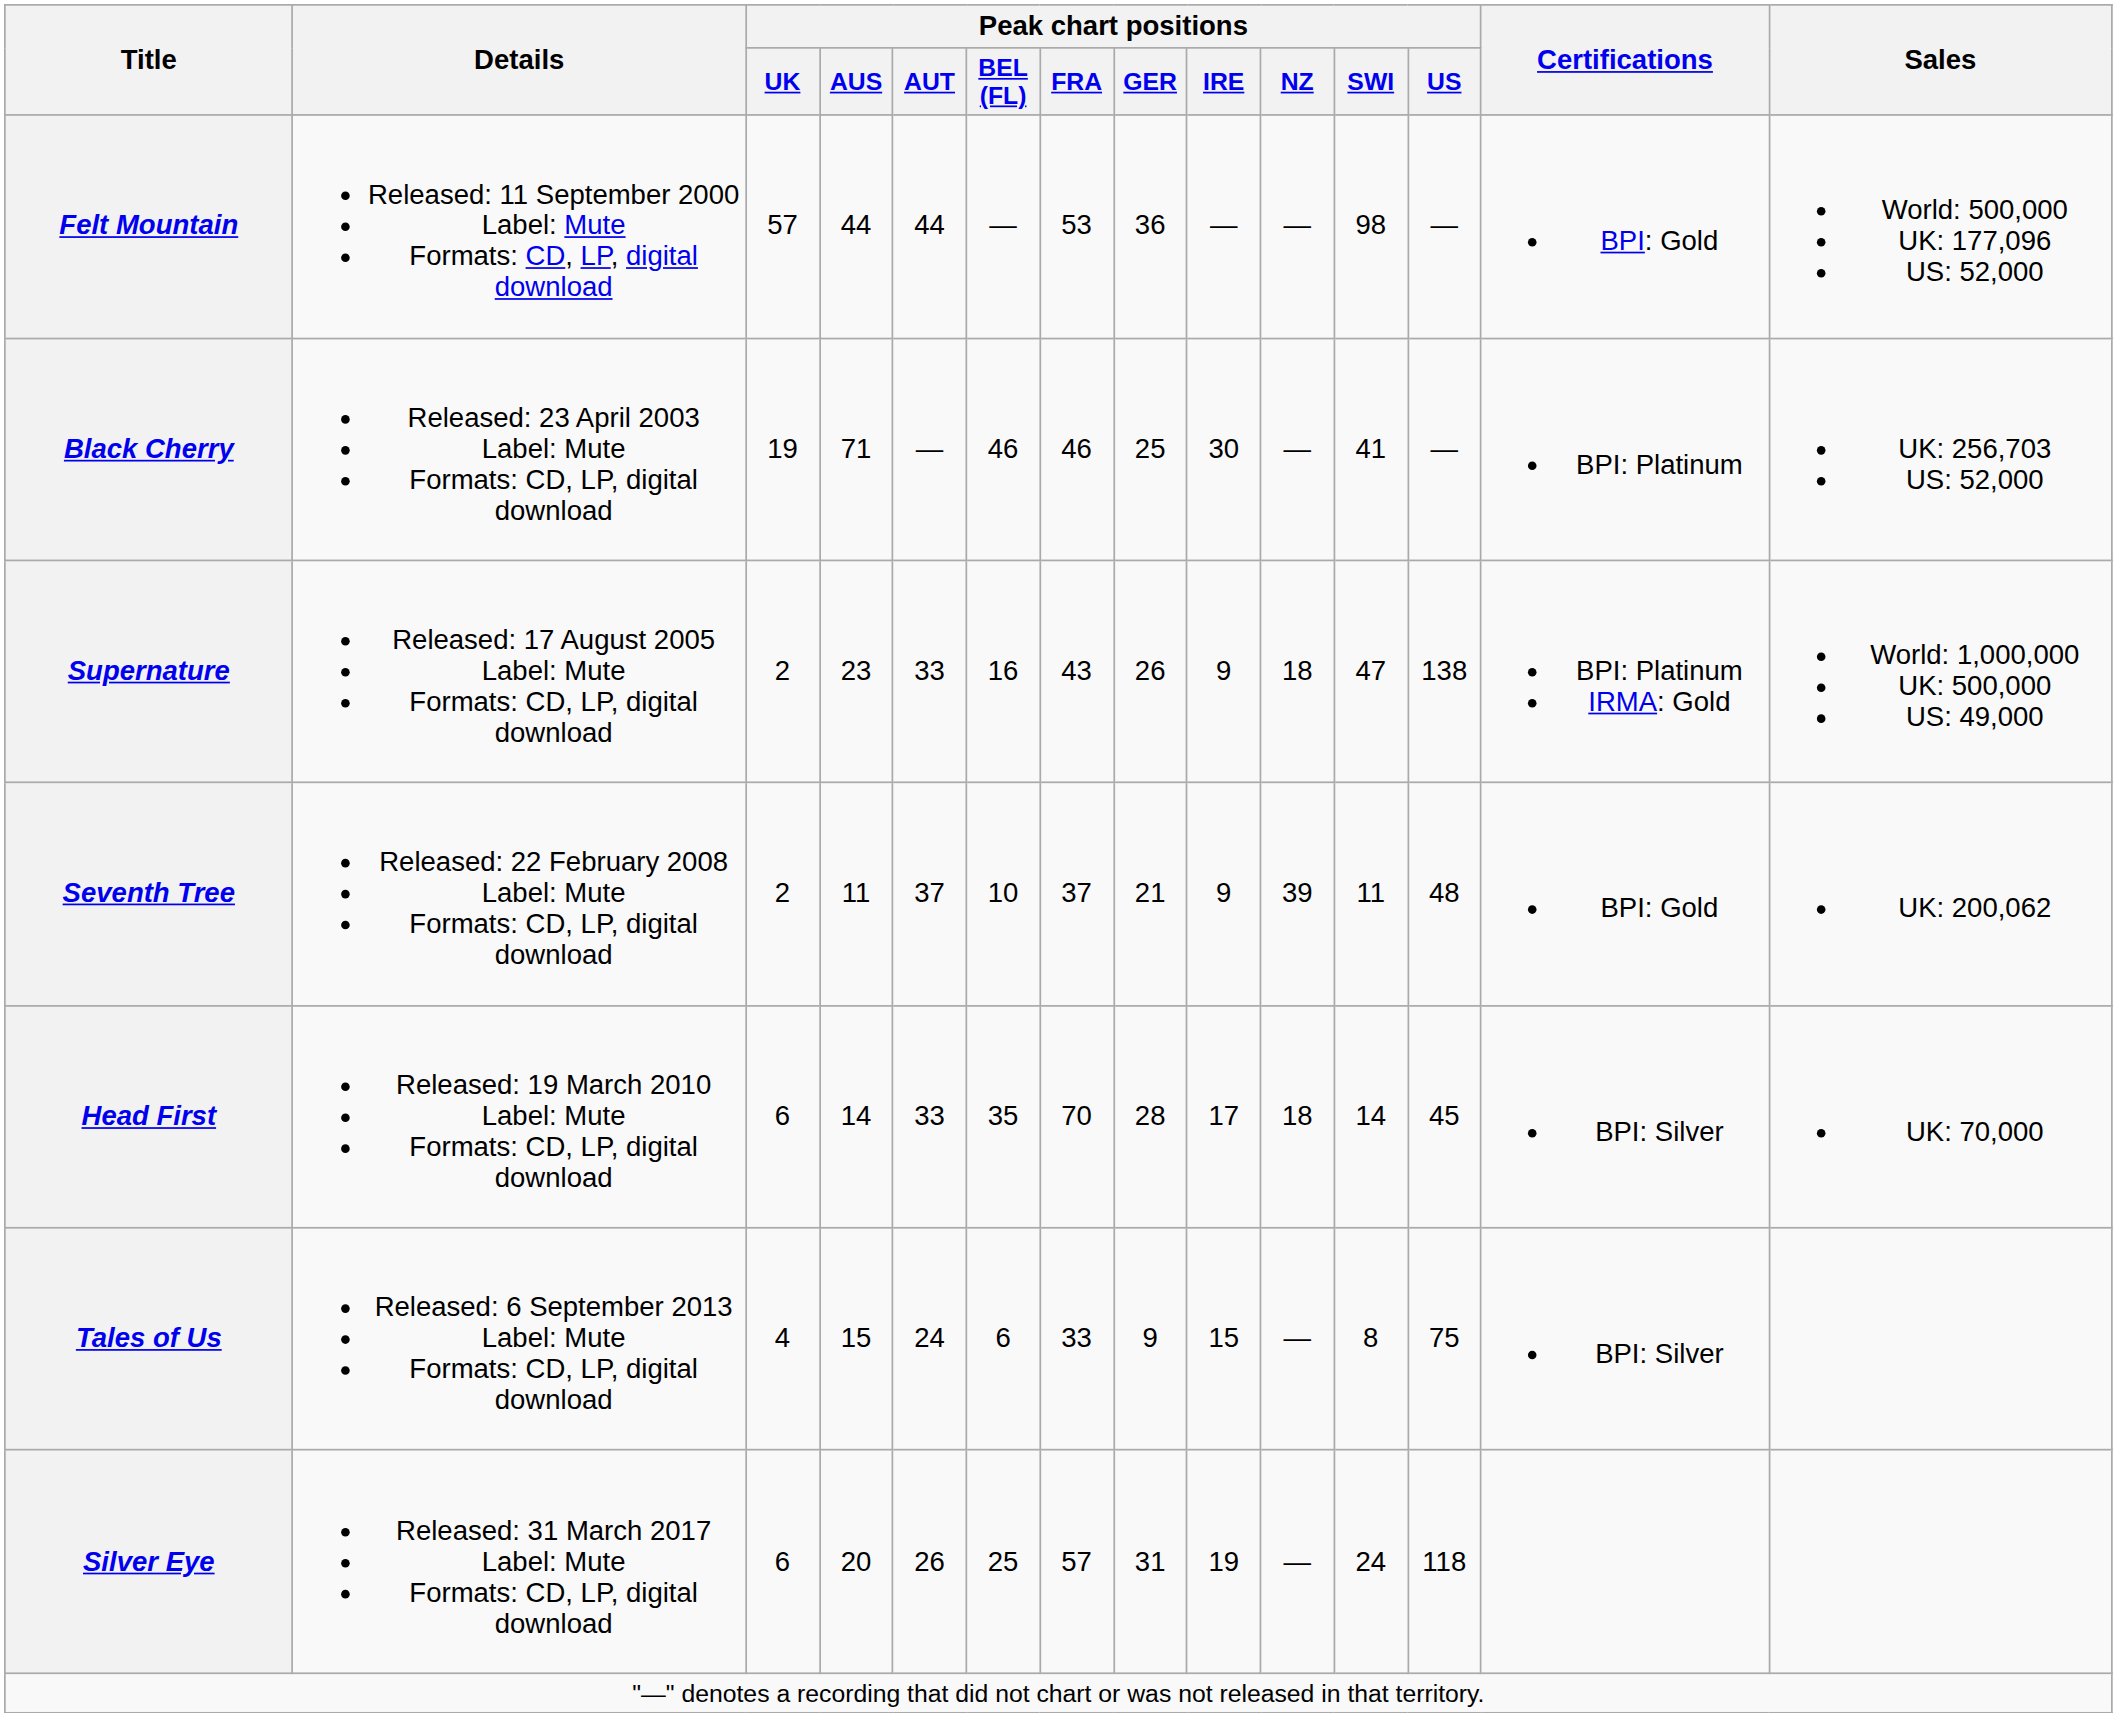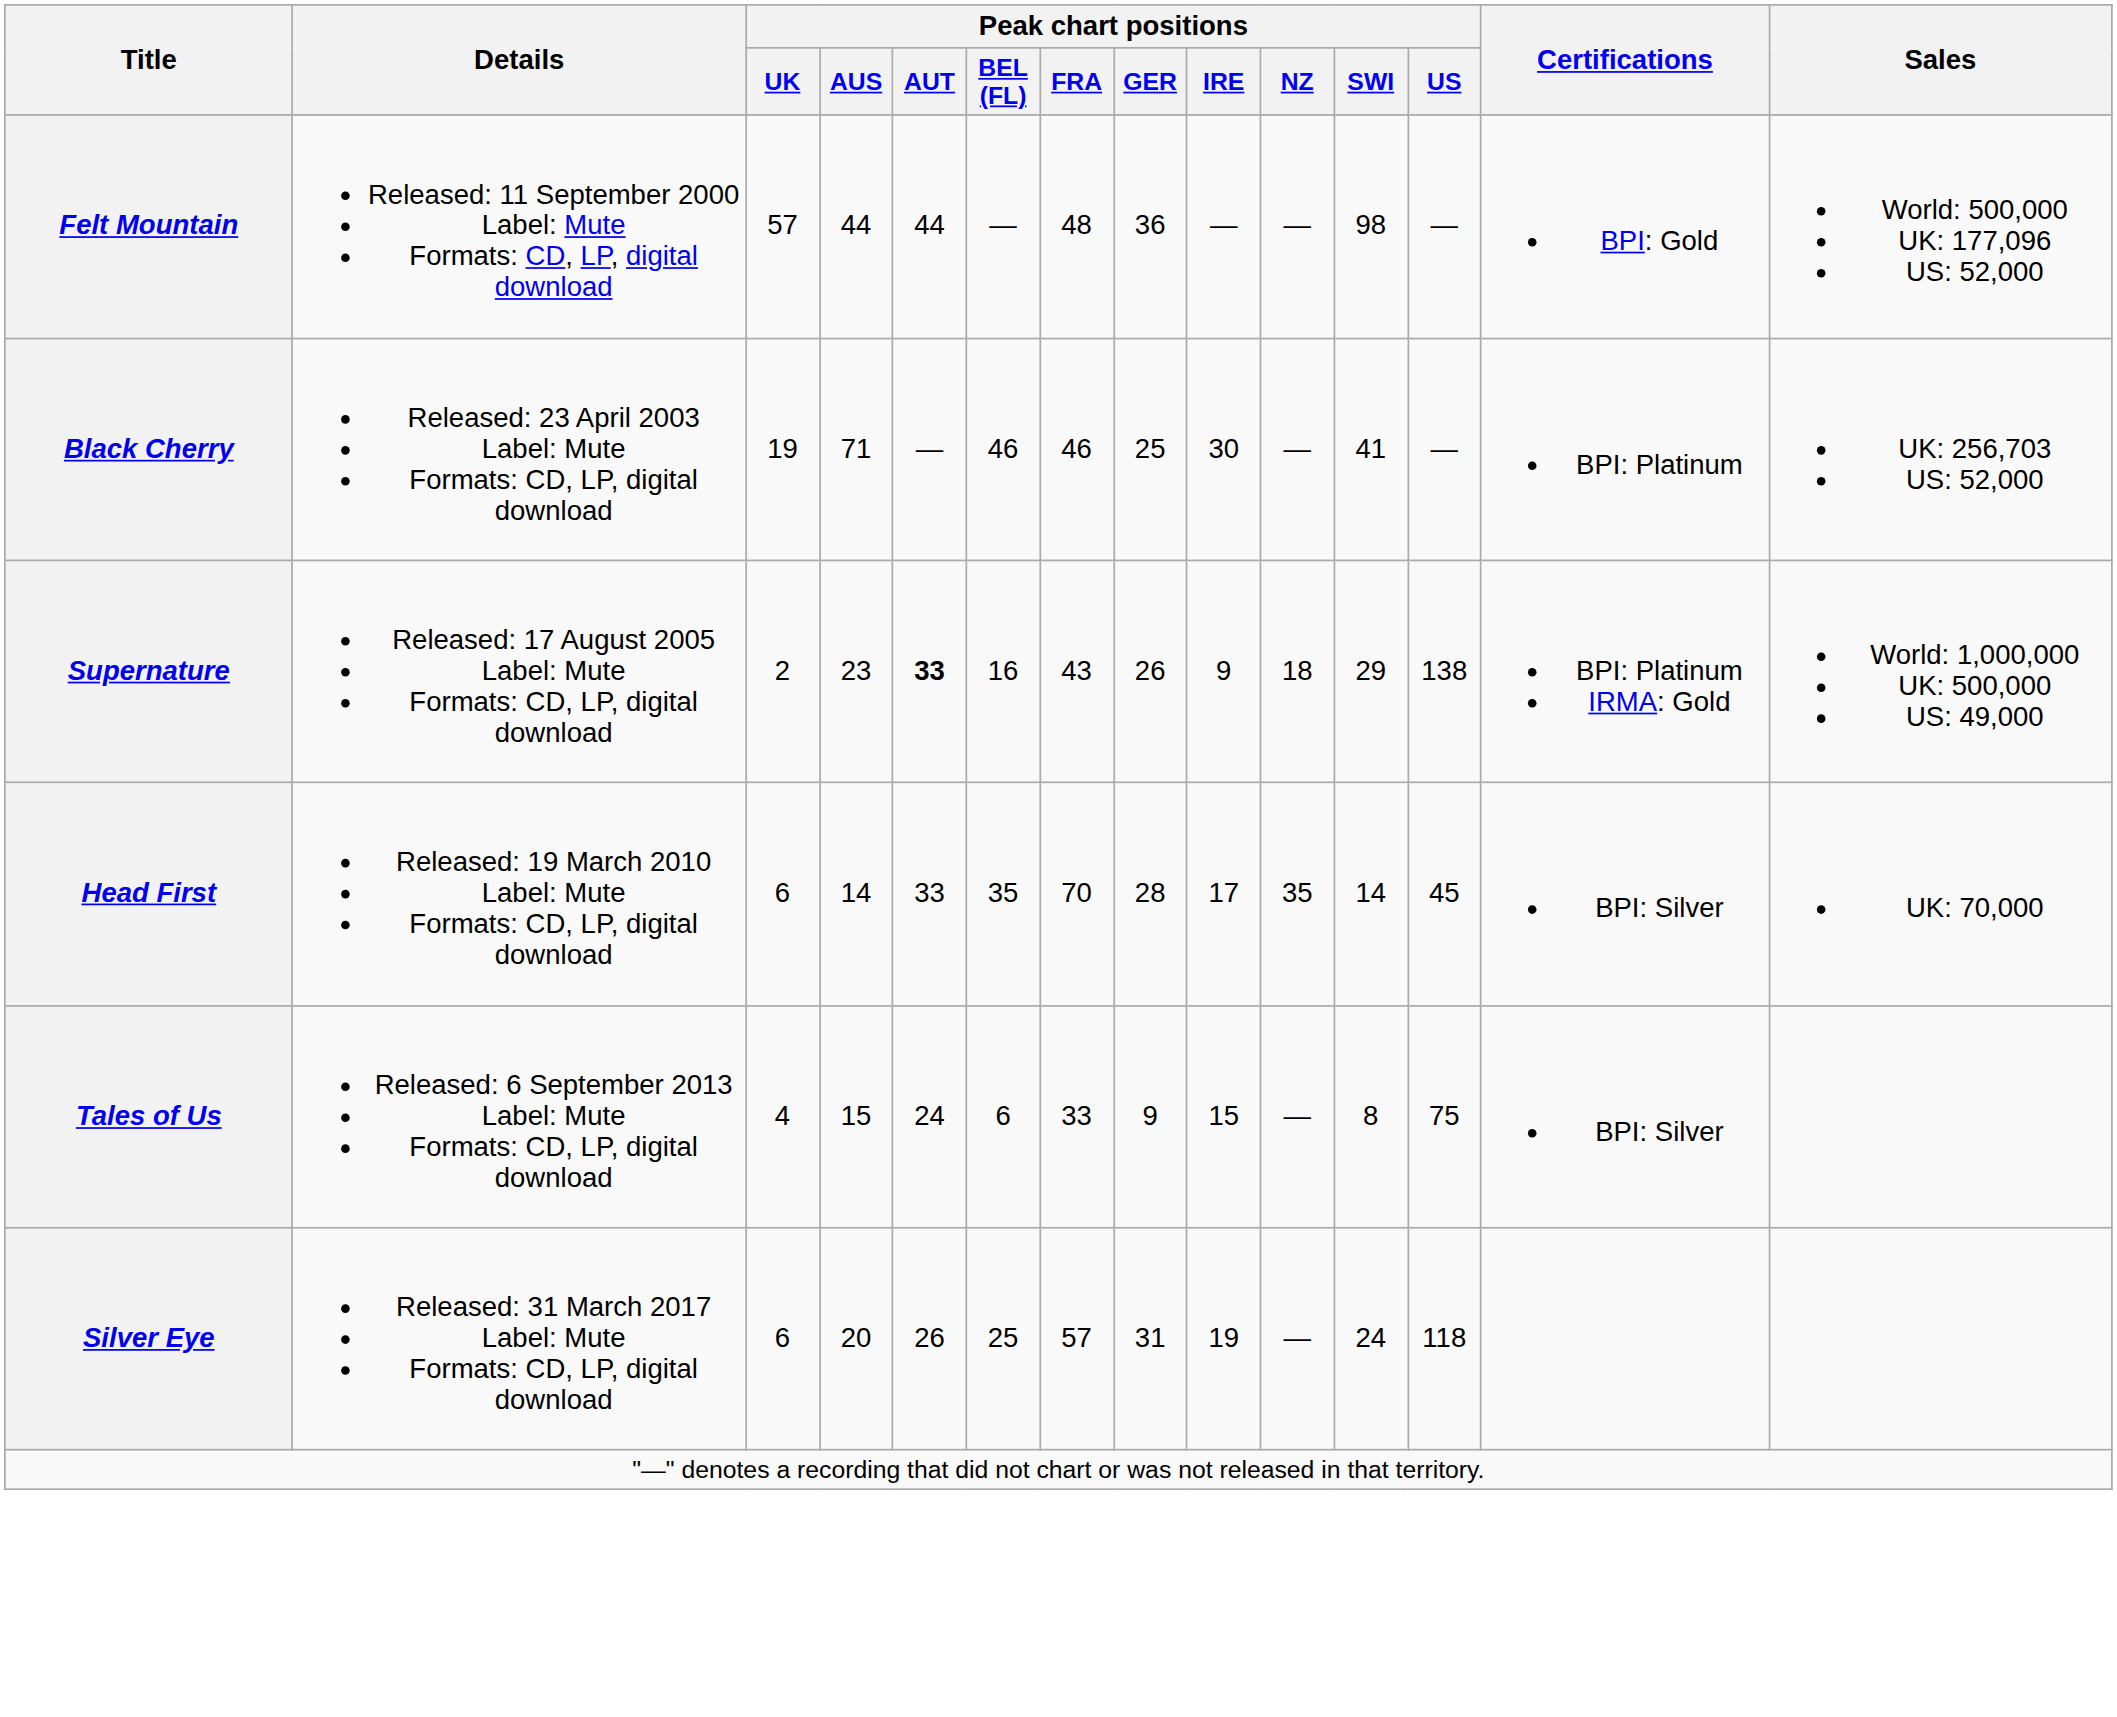(1077, 226) 53 -> (1077, 226) 48
(930, 671) normal -> (930, 671) bold
(1371, 671) 47 -> (1371, 671) 29
- row: (149, 893)
(1297, 1116) 18 -> (1297, 893) 35
